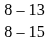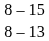rows swapped: (25, 32) <-> (25, 10)
